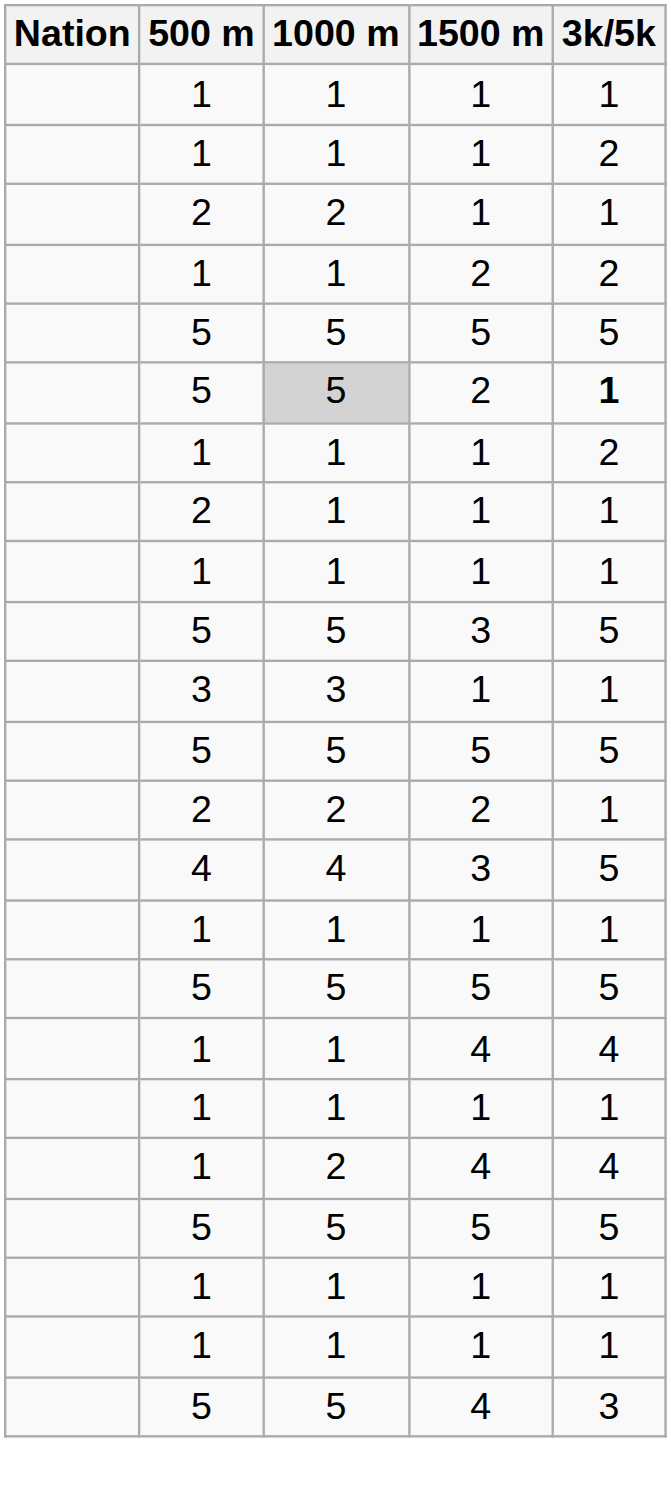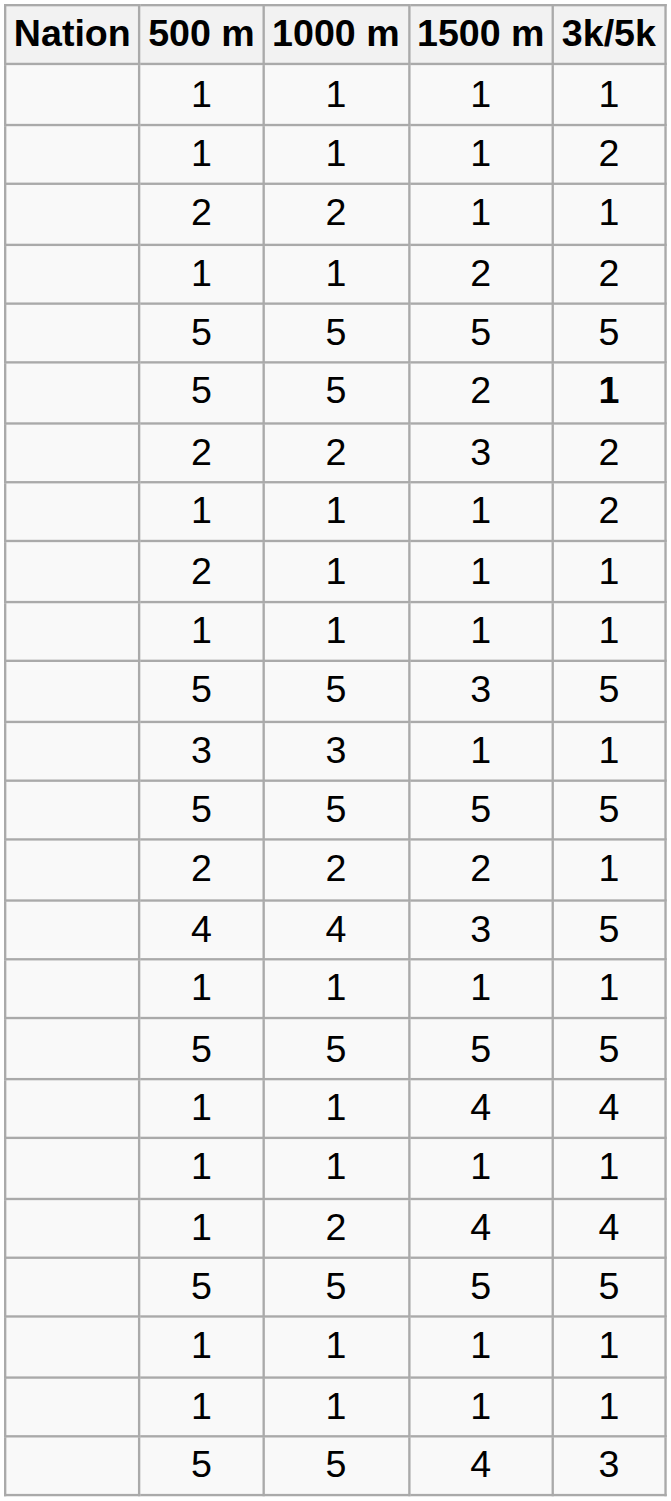(336, 392) lightgrey background -> (336, 392) no background
+ row: (201, 451)
